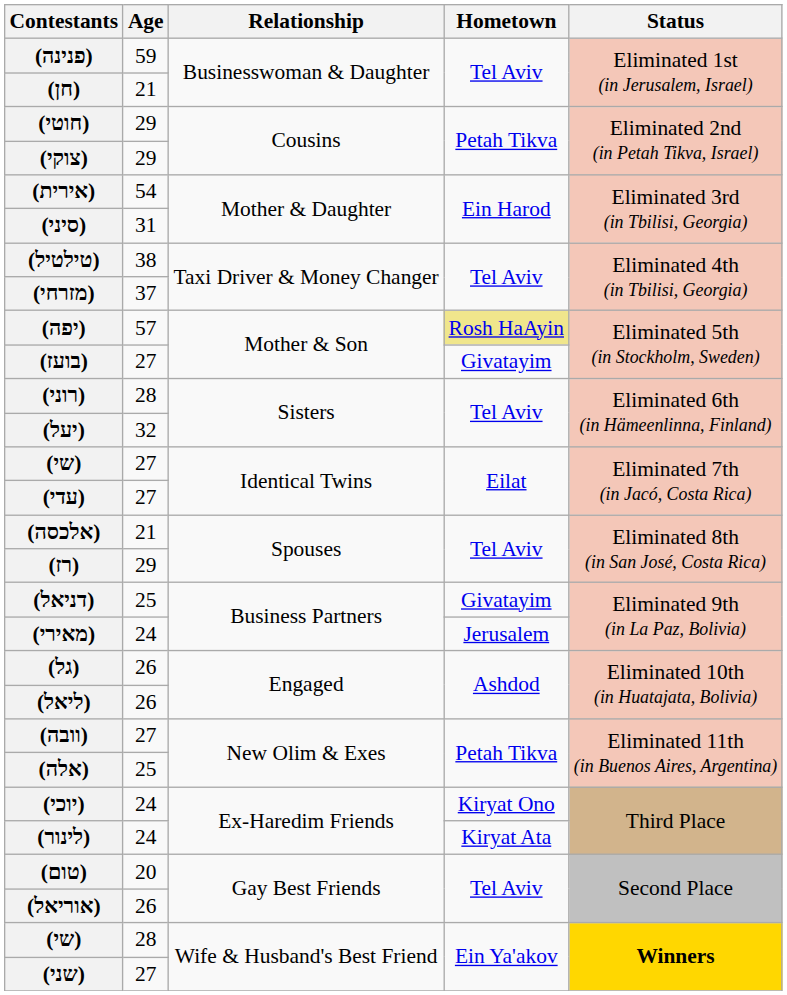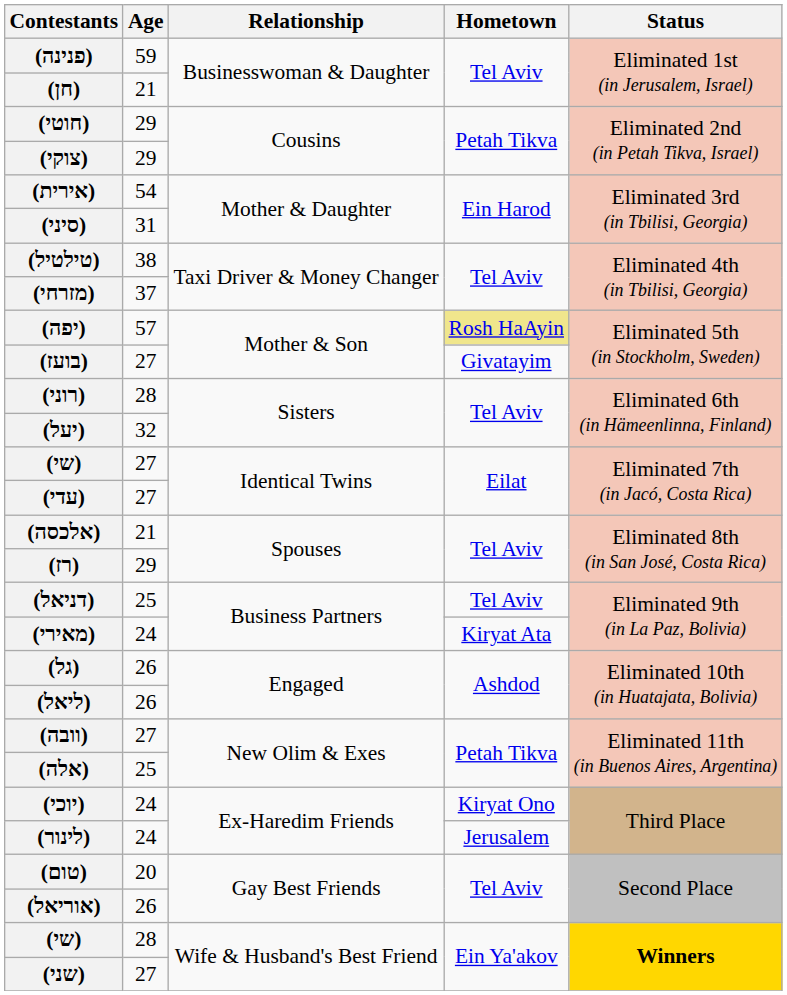(506, 599) Givatayim -> (506, 599) Tel Aviv
(506, 633) Jerusalem -> (506, 633) Kiryat Ata
(506, 837) Kiryat Ata -> (506, 837) Jerusalem
